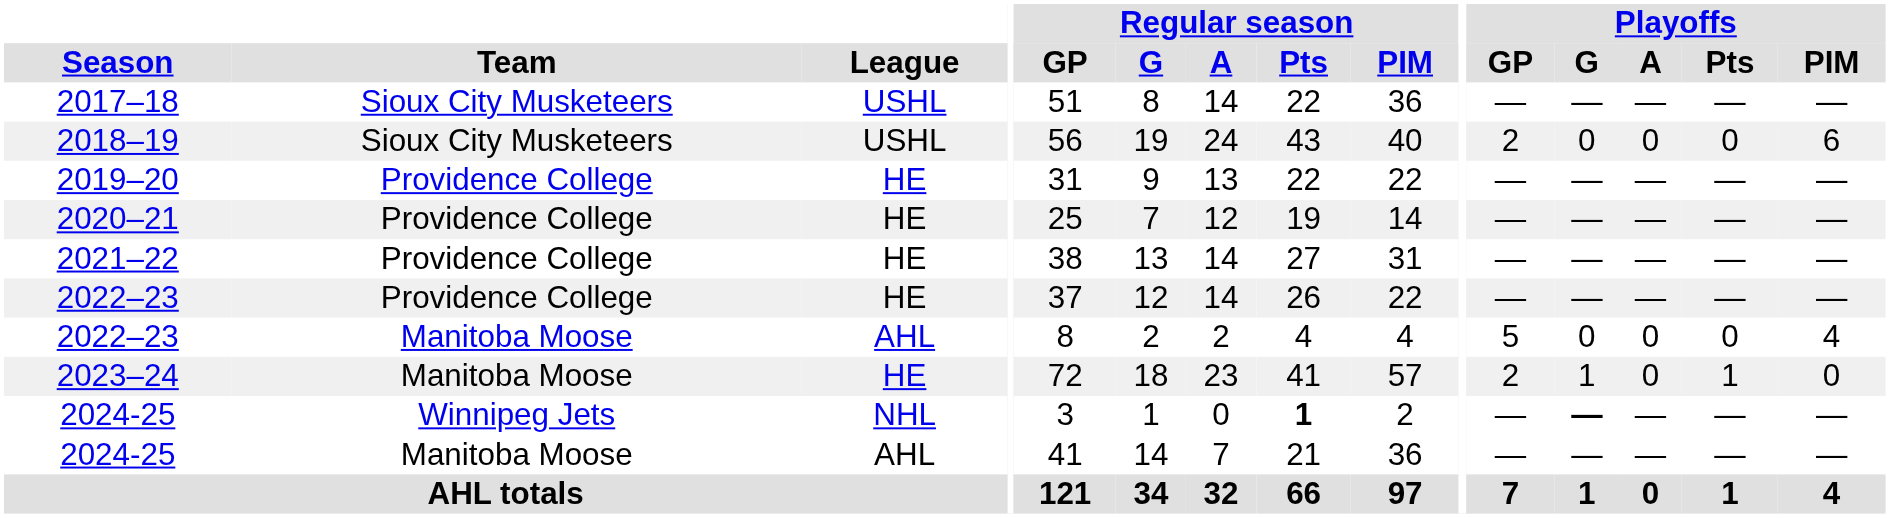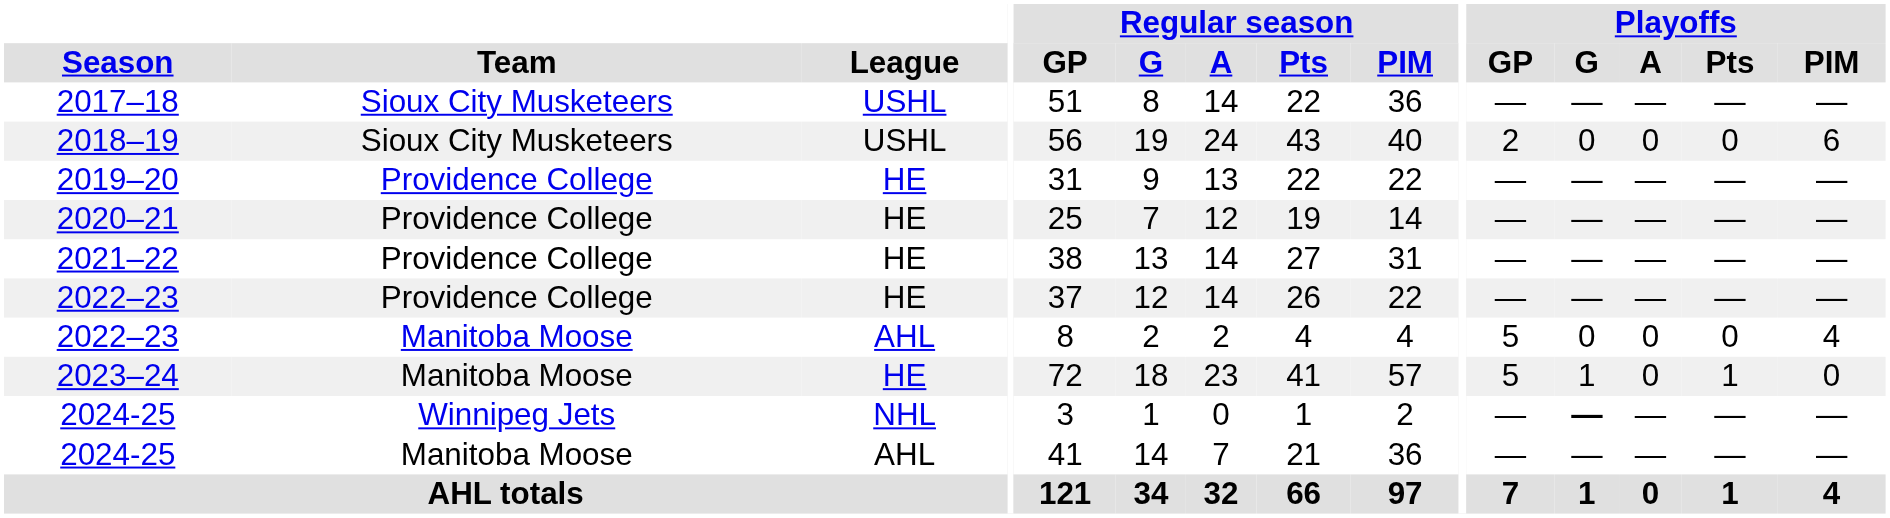(1511, 375) 2 -> (1511, 375) 5
(1304, 415) bold -> (1304, 415) normal
